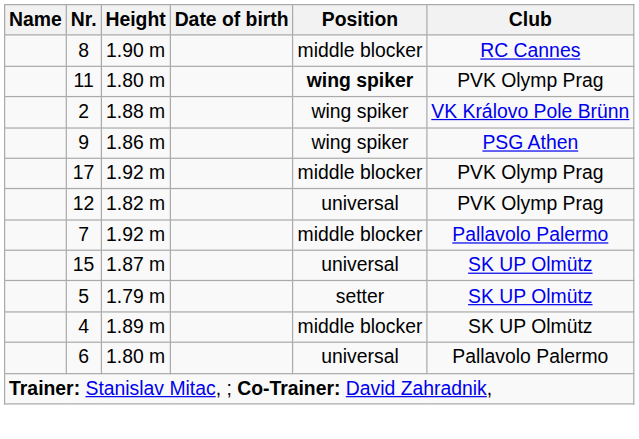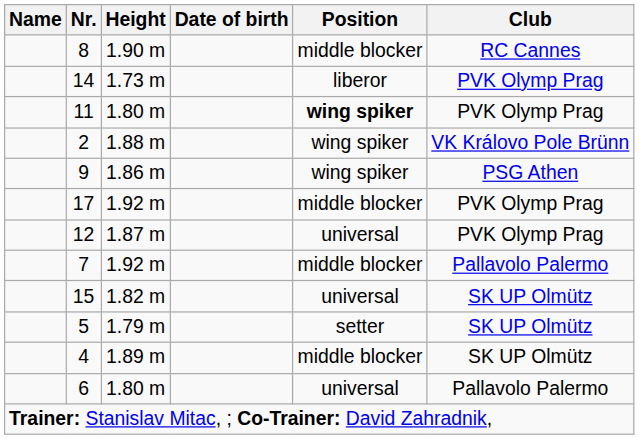+ row: (84, 81)
(136, 204) 1.82 m -> (136, 234) 1.87 m
(136, 265) 1.87 m -> (136, 296) 1.82 m
